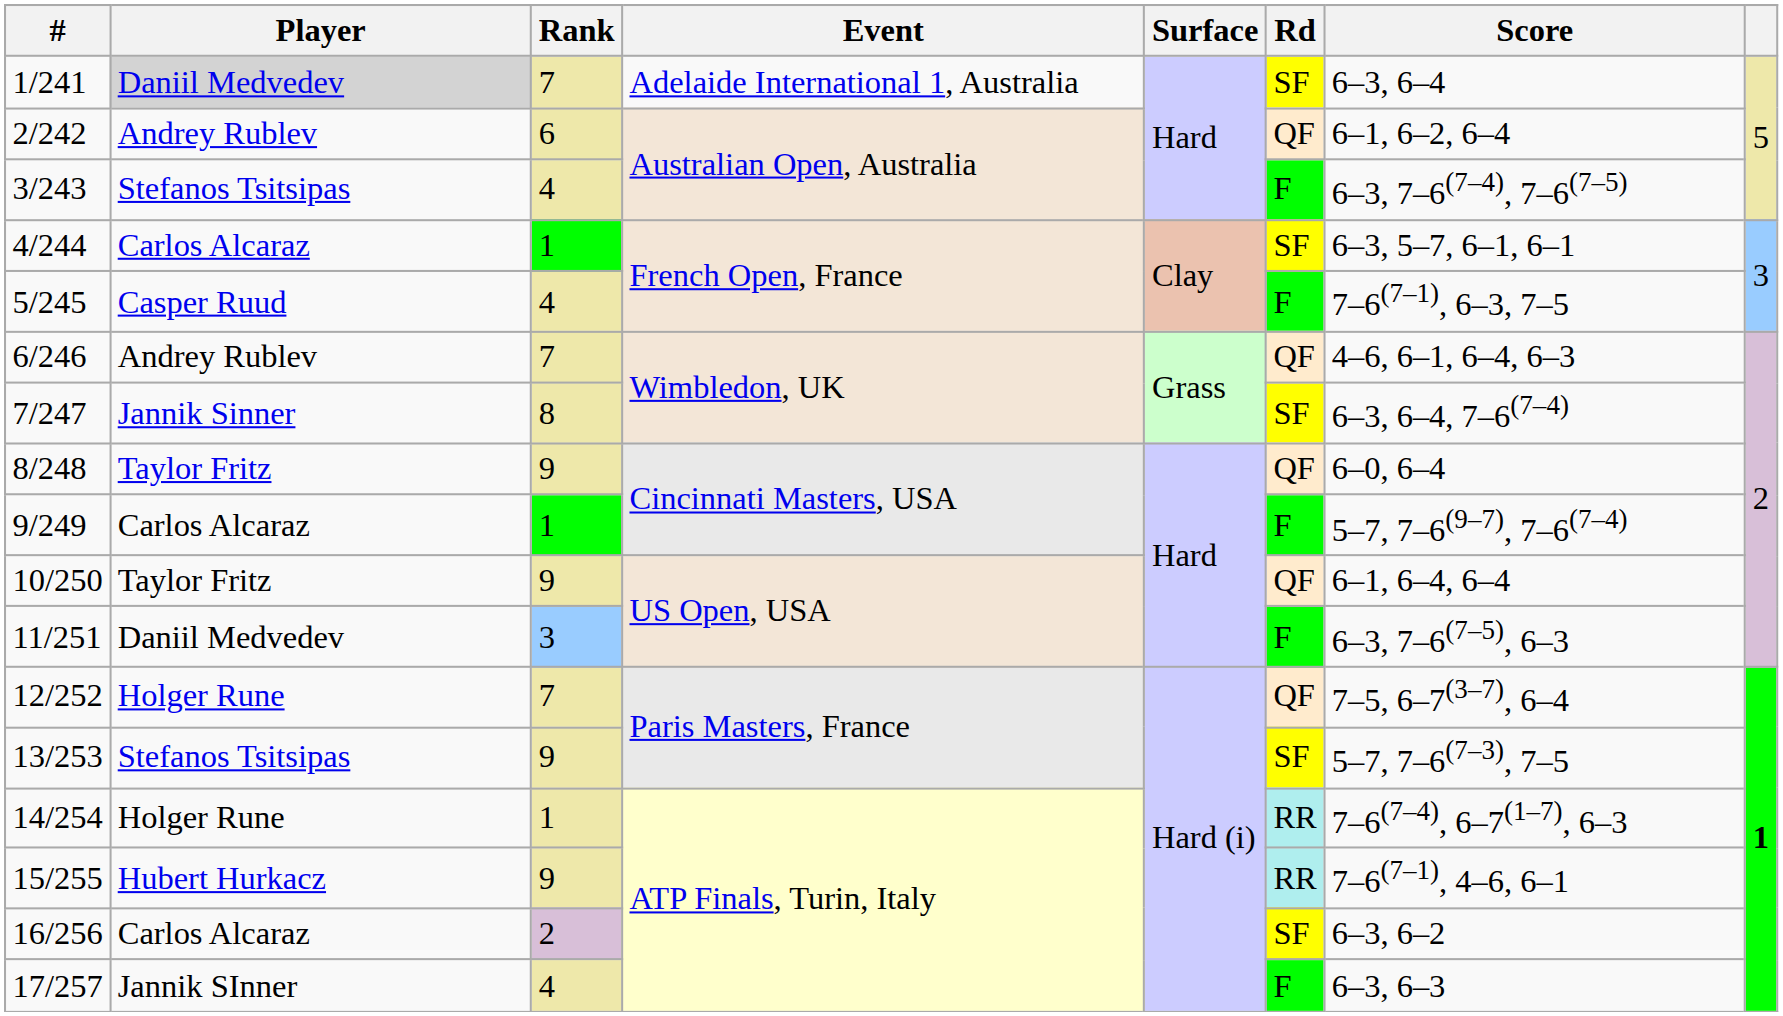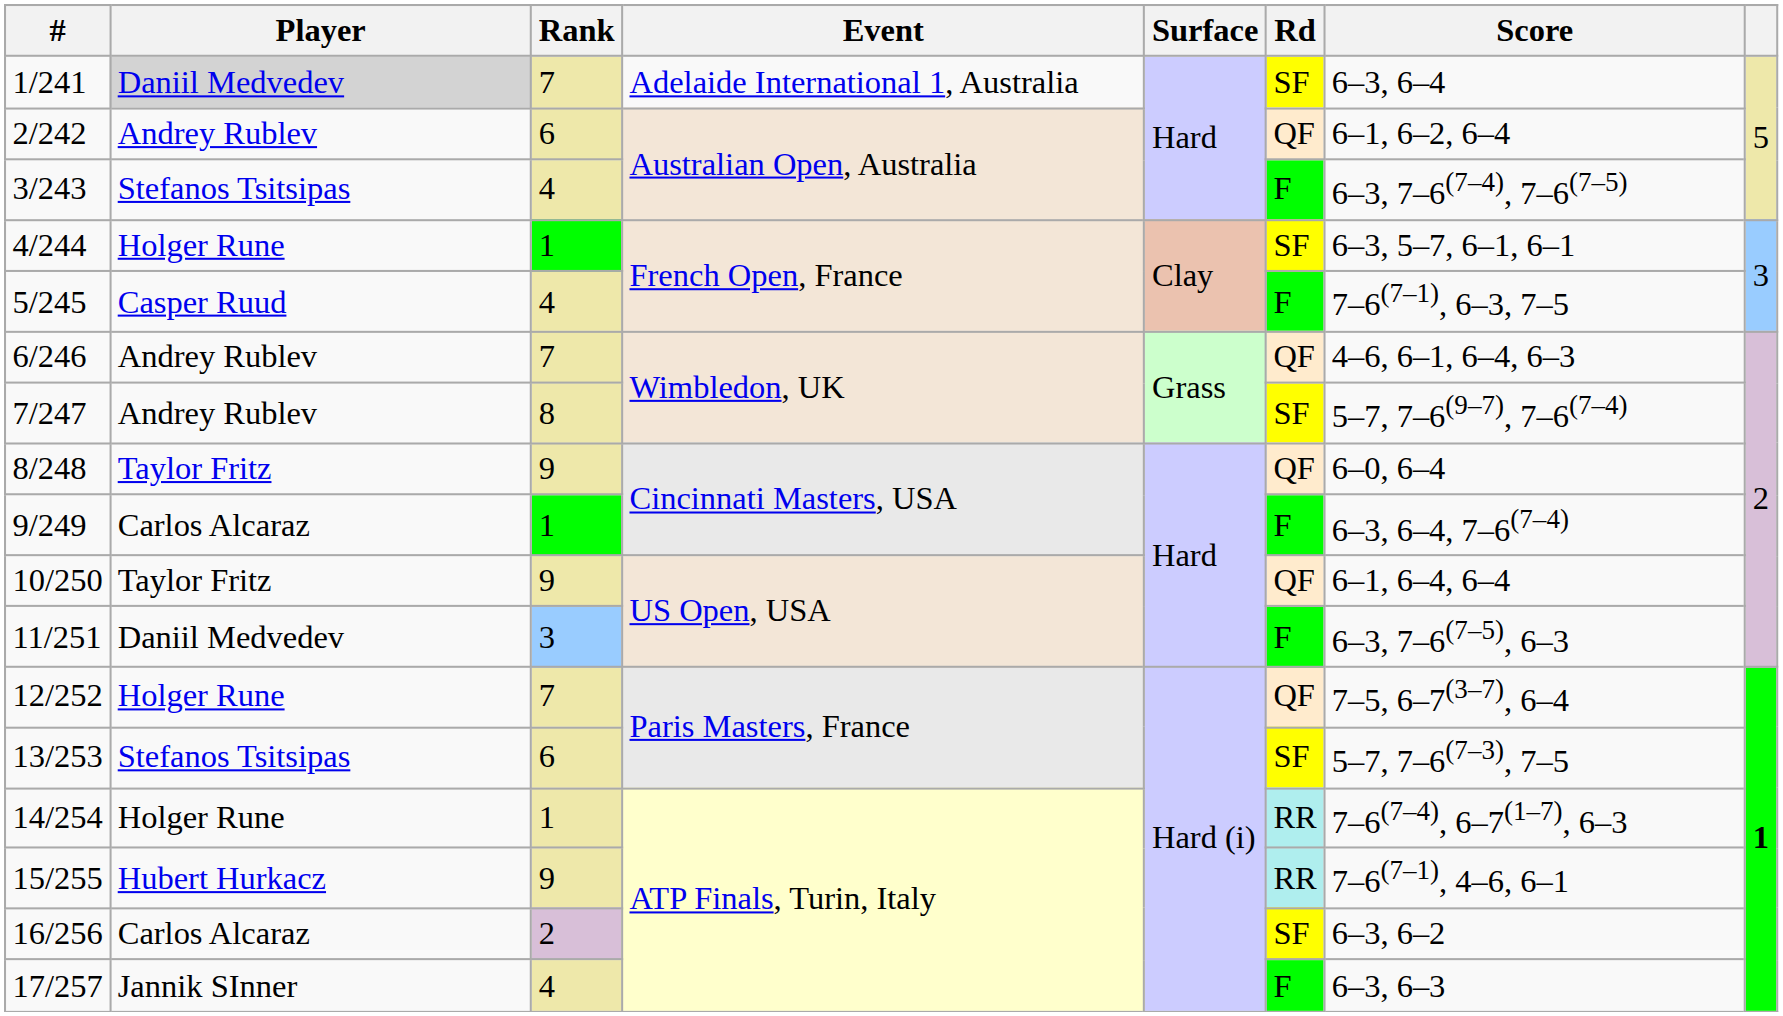(214, 245) Carlos Alcaraz -> (201, 245) Holger Rune
(207, 412) Jannik Sinner -> (217, 412) Andrey Rublev
(1450, 412) 6–3, 6–4, 7–6(7–4) -> (1480, 412) 5–7, 7–6(9–7), 7–6(7–4)
(1480, 524) 5–7, 7–6(9–7), 7–6(7–4) -> (1450, 524) 6–3, 6–4, 7–6(7–4)
(547, 756) 9 -> (547, 756) 6
